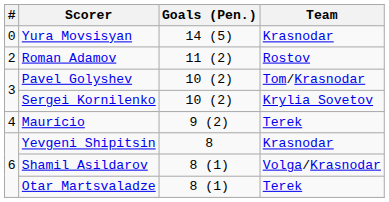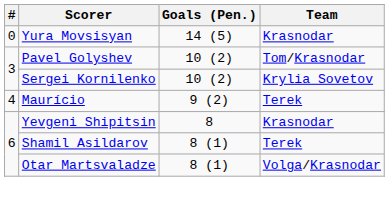- row: (69, 58)
(322, 165) Volga/Krasnodar -> (282, 144) Terek
(282, 186) Terek -> (322, 165) Volga/Krasnodar
